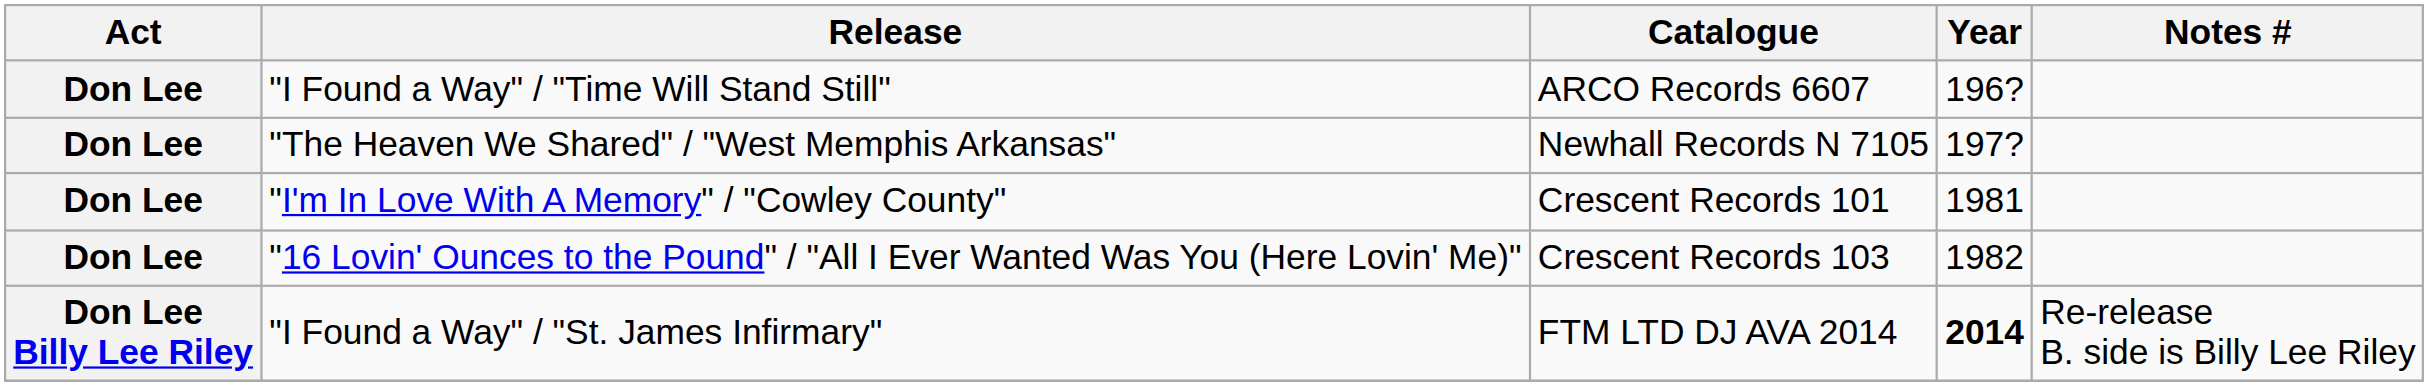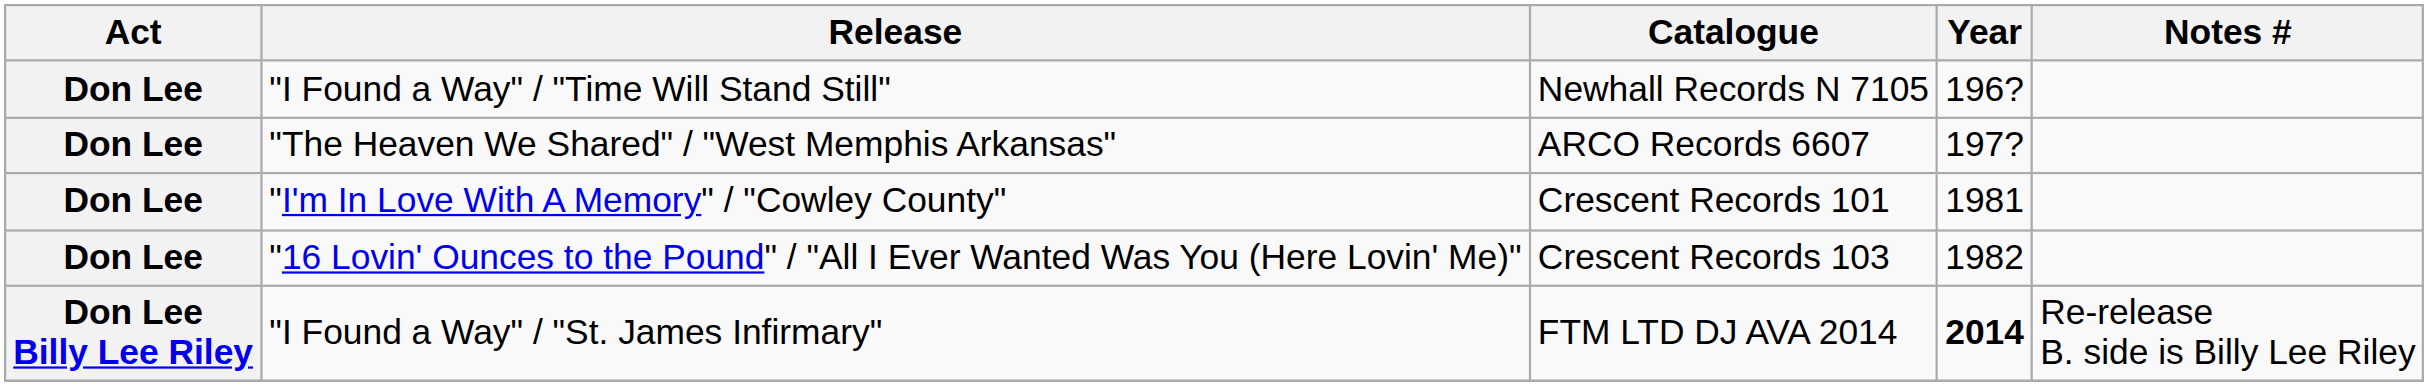(1704, 88) ARCO Records 6607 -> (1733, 88) Newhall Records N 7105
(1733, 144) Newhall Records N 7105 -> (1704, 144) ARCO Records 6607
